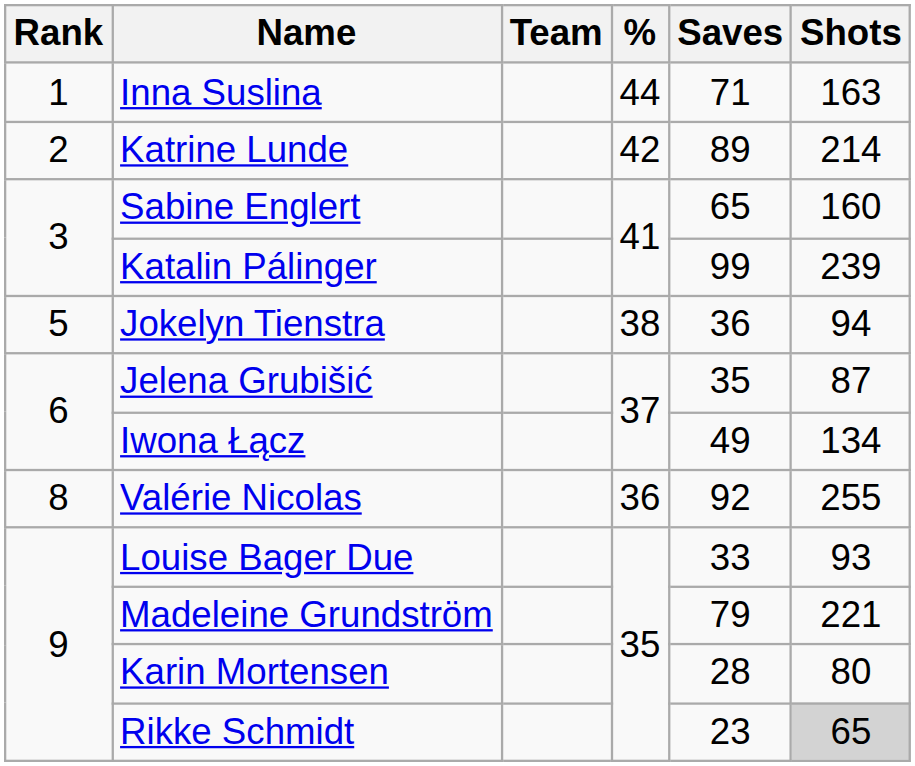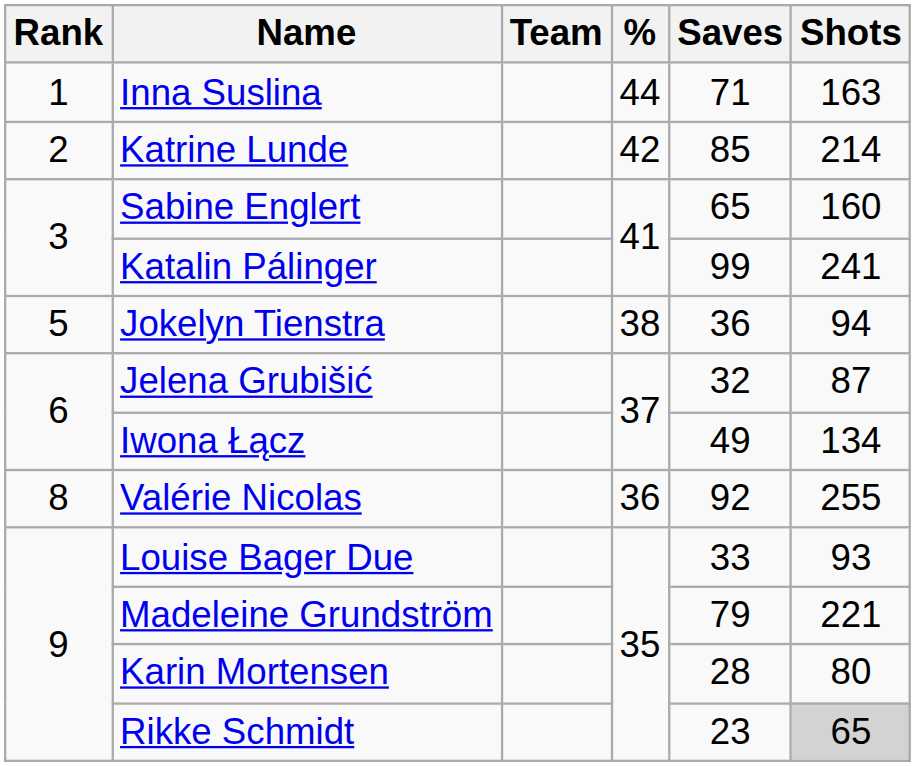(730, 149) 89 -> (730, 149) 85
(851, 265) 239 -> (851, 265) 241
(730, 382) 35 -> (730, 382) 32
